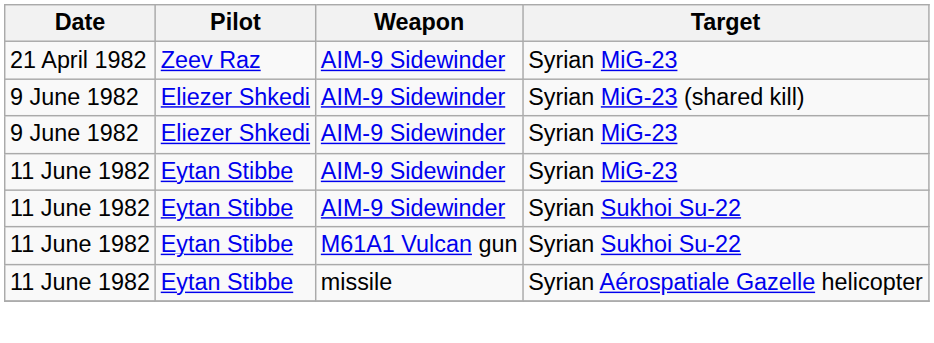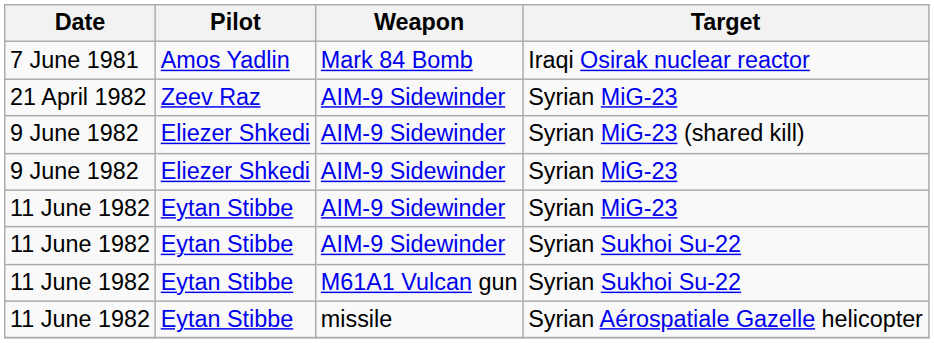+ row: (74, 60)
